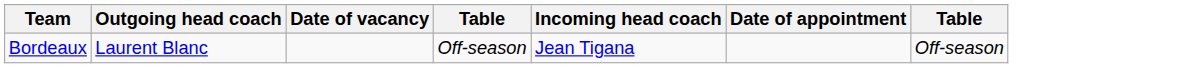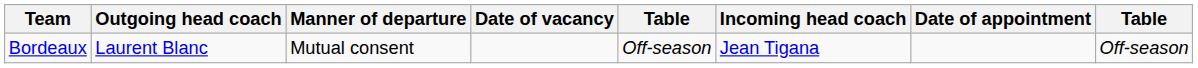+ column: (378, 18)
